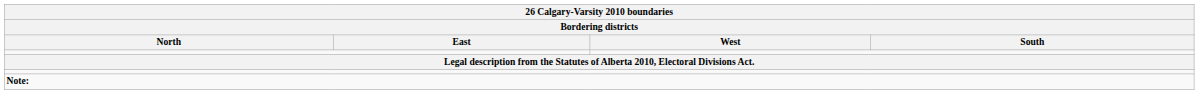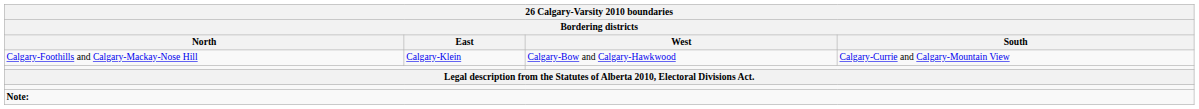+ row: (102, 57)
